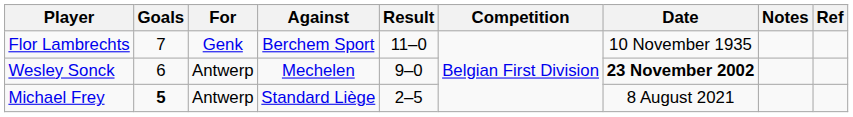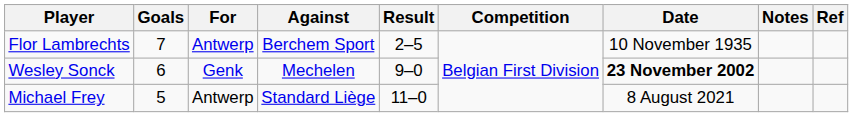(223, 44) Genk -> (223, 44) Antwerp
(409, 44) 11–0 -> (409, 44) 2–5
(223, 71) Antwerp -> (223, 71) Genk
(161, 97) bold -> (161, 97) normal
(409, 97) 2–5 -> (409, 97) 11–0
